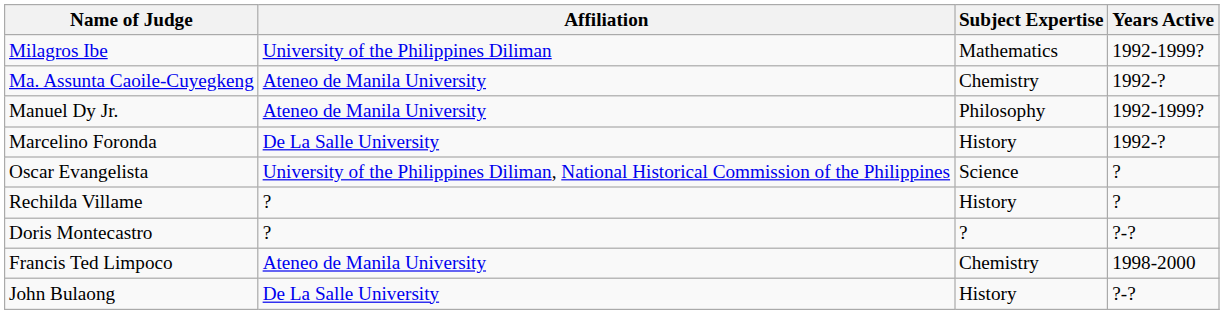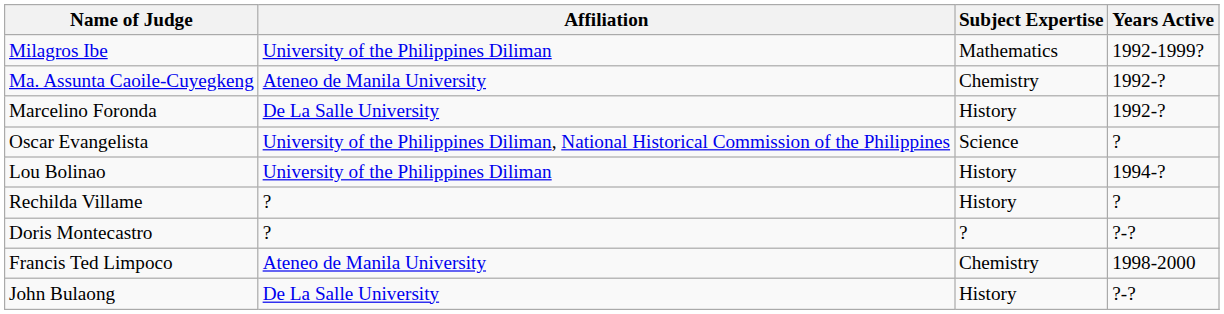- row: (64, 111)
+ row: (57, 171)
